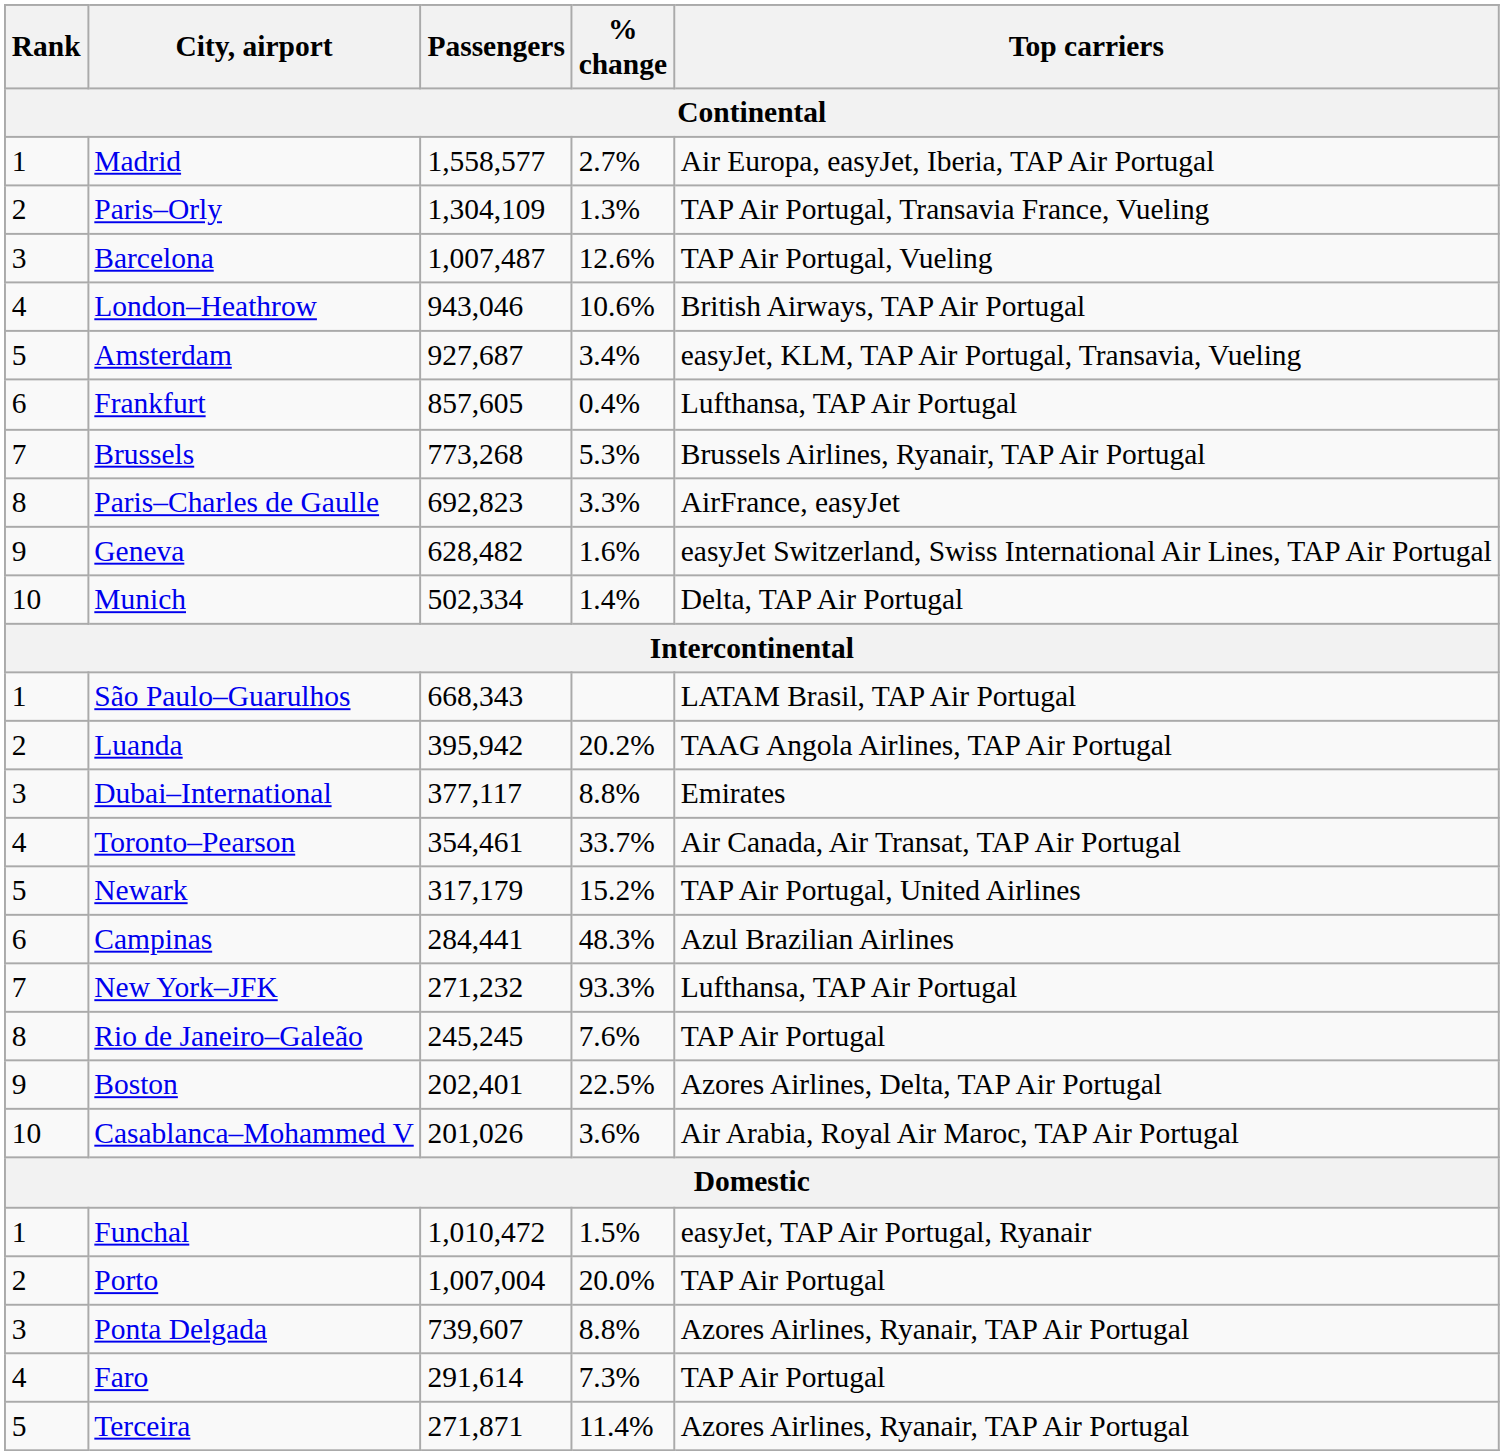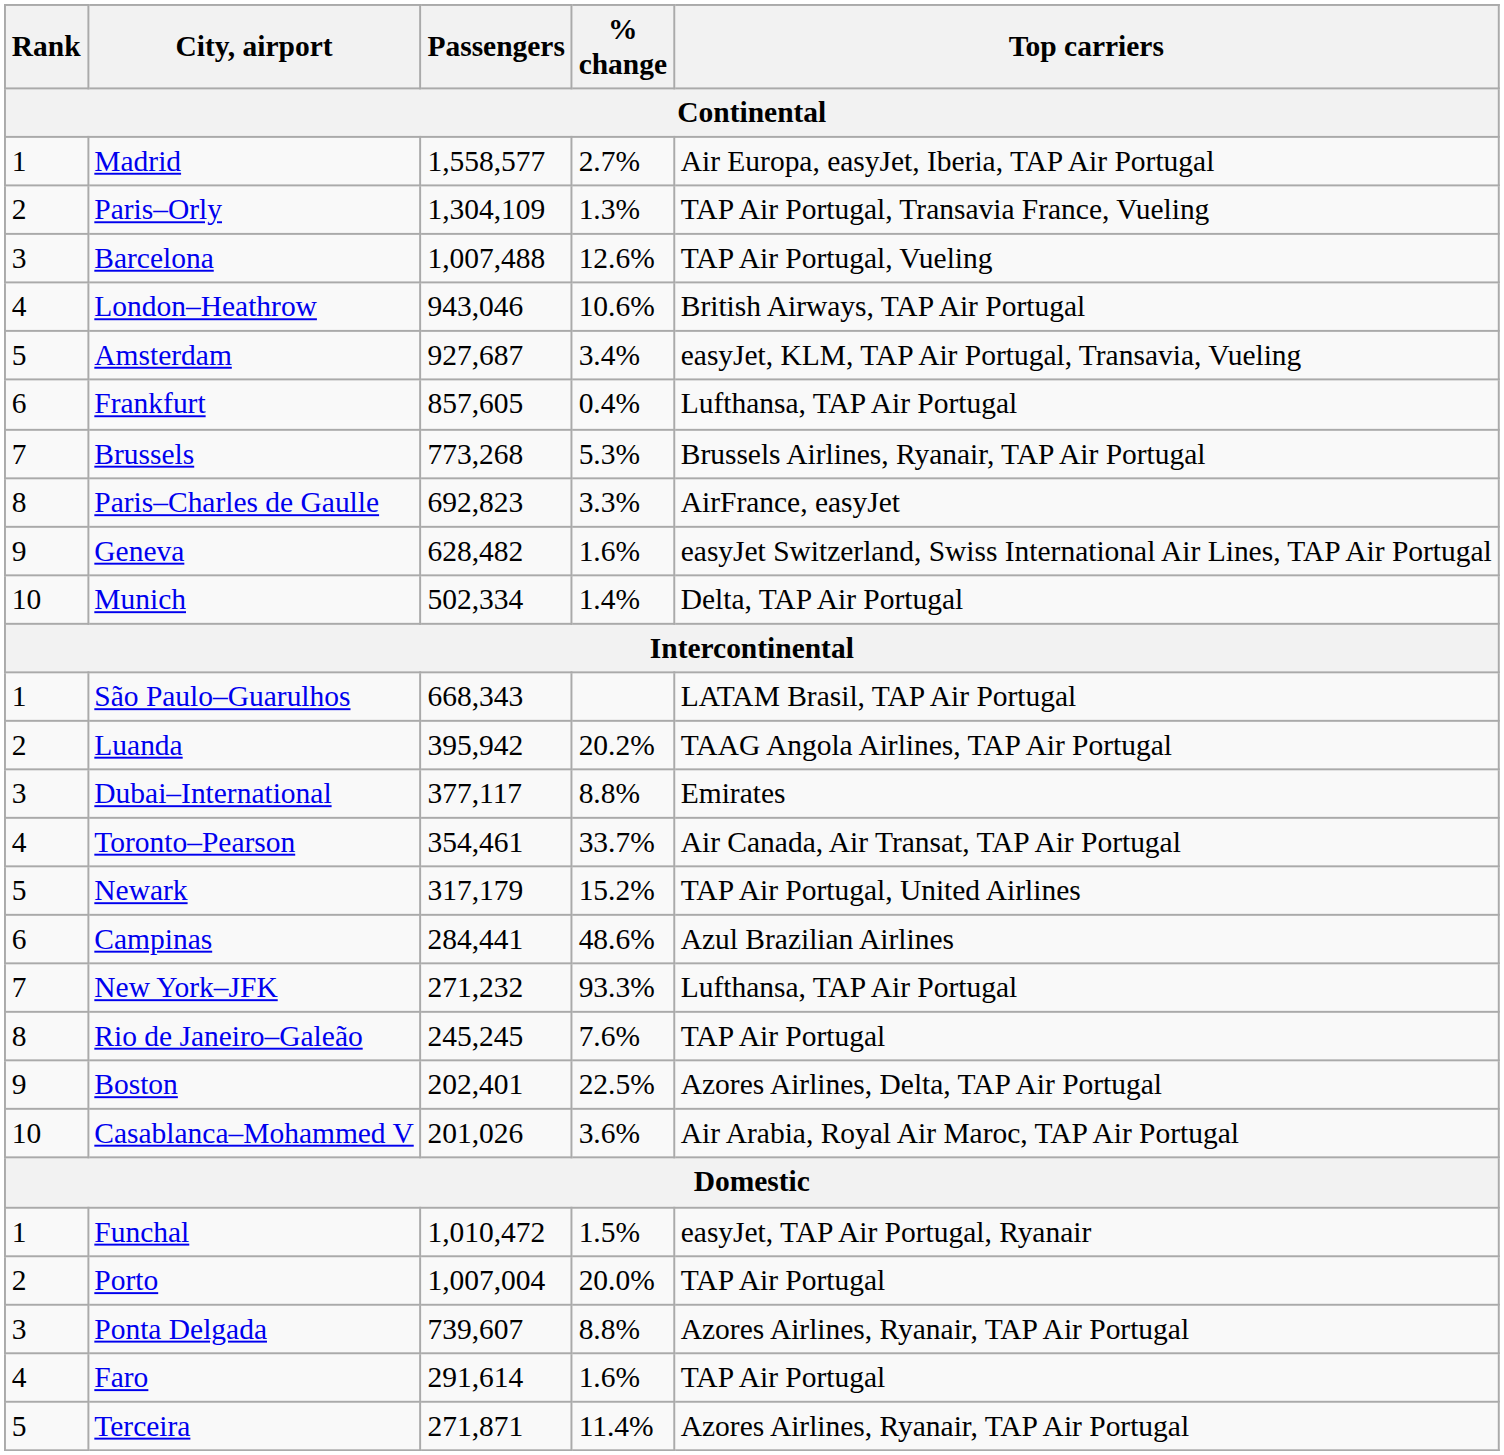(486, 258) 1,007,487 -> (486, 258) 1,007,488
(617, 939) 48.3% -> (617, 939) 48.6%
(609, 1376) 7.3% -> (609, 1376) 1.6%
